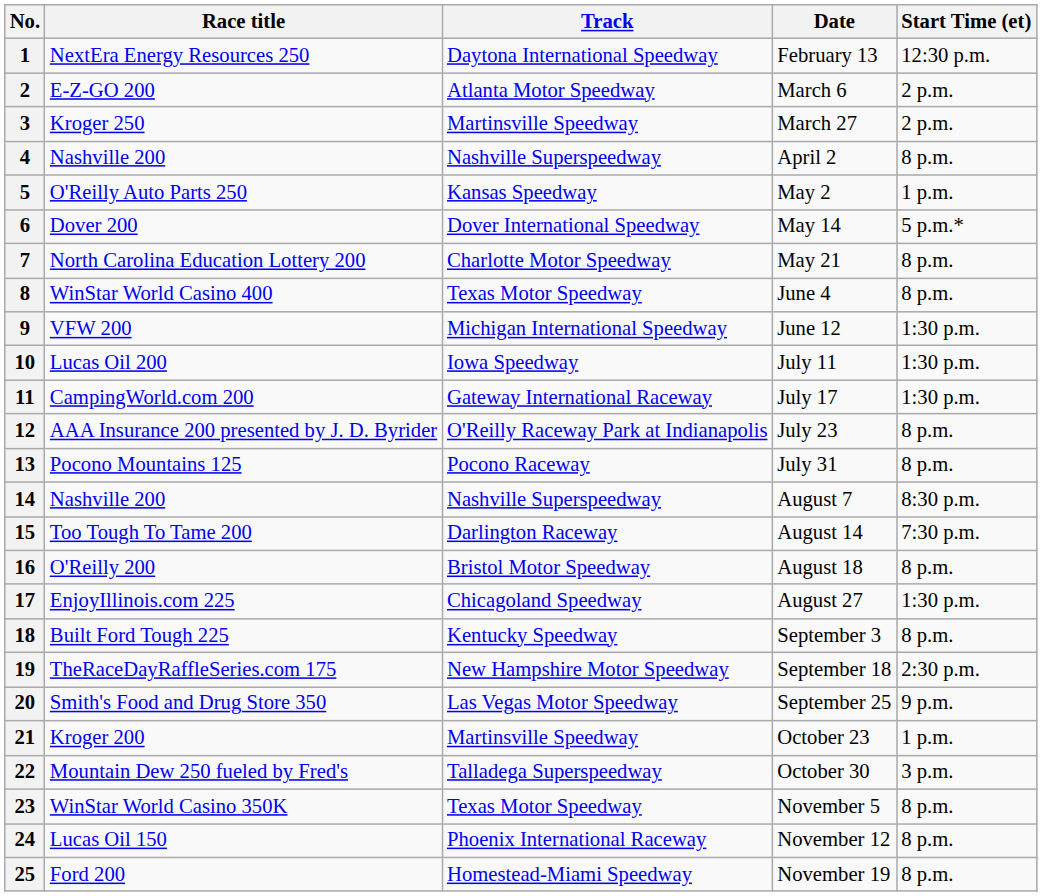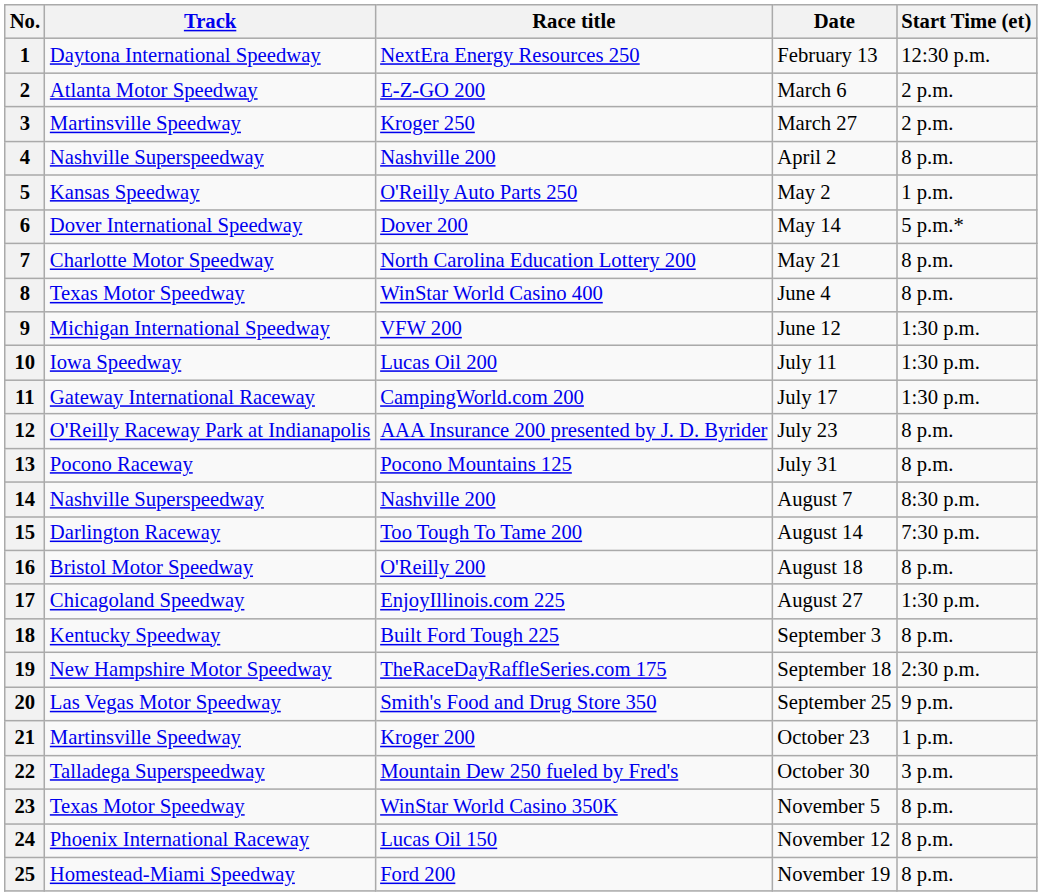columns swapped: (244, 21) <-> (607, 21)
